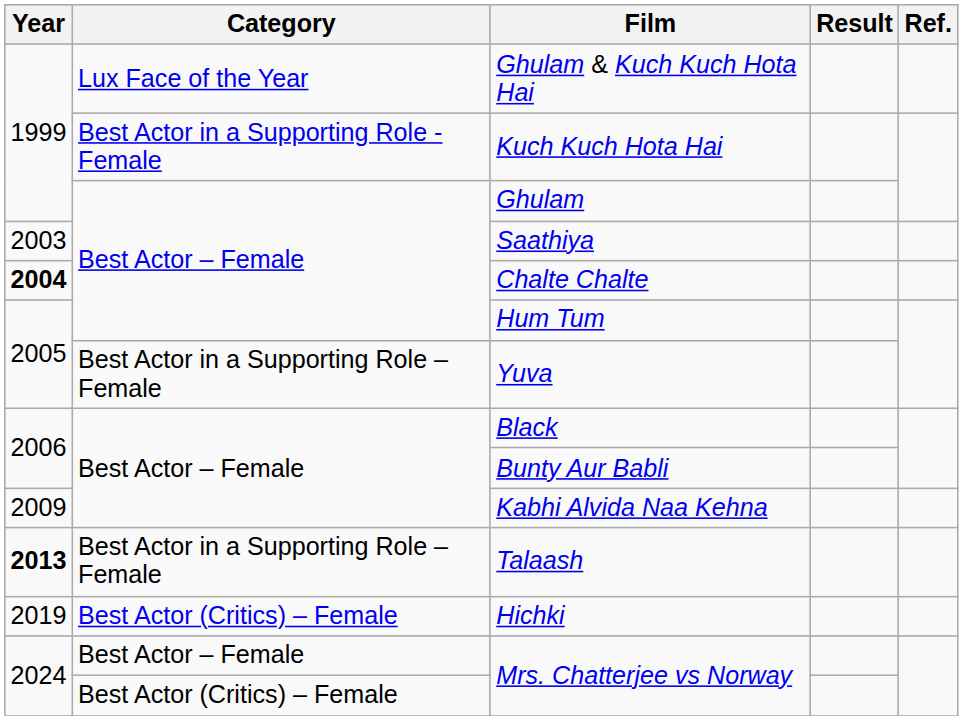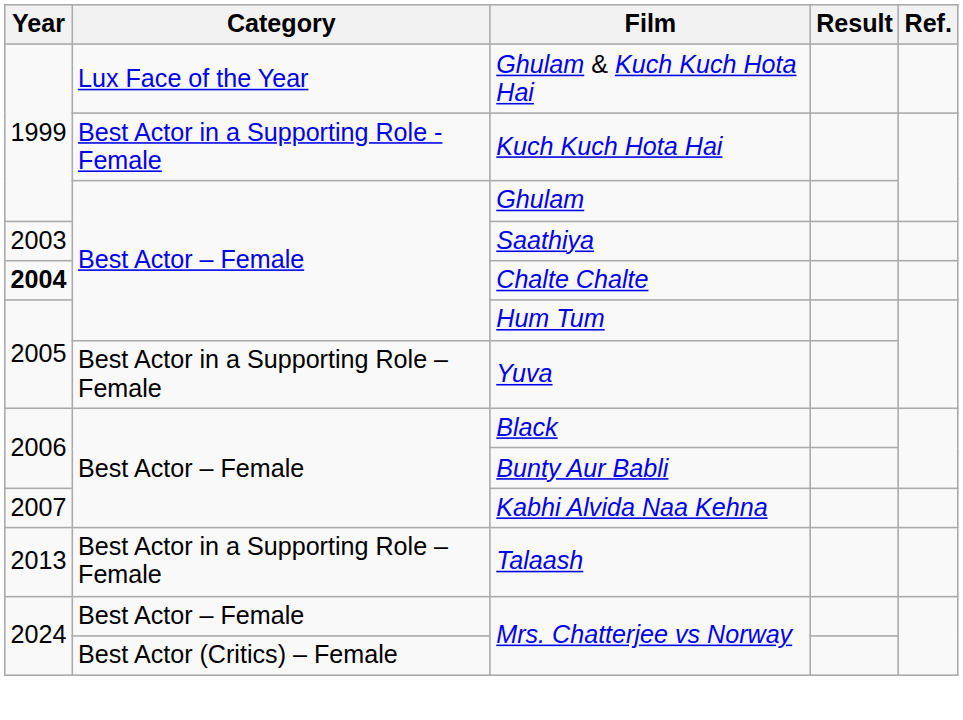(39, 507) 2009 -> (39, 507) 2007
(39, 561) bold -> (39, 561) normal
- row: (238, 615)
